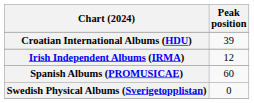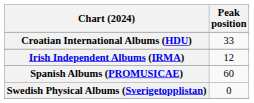(229, 40) 39 -> (229, 40) 33
